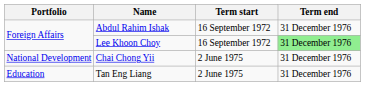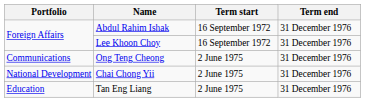(316, 43) lightgreen background -> (316, 43) no background
+ row: (130, 58)
